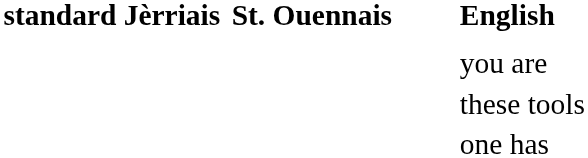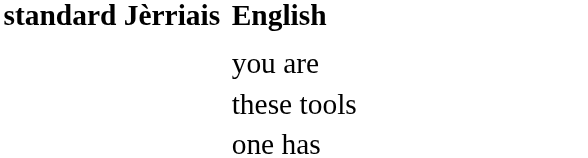- column: (312, 15)
